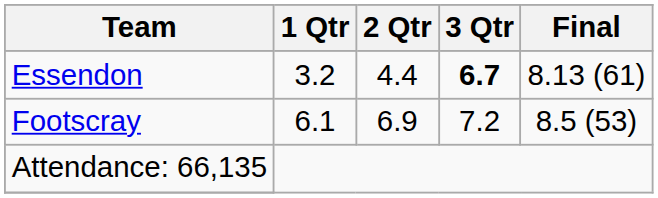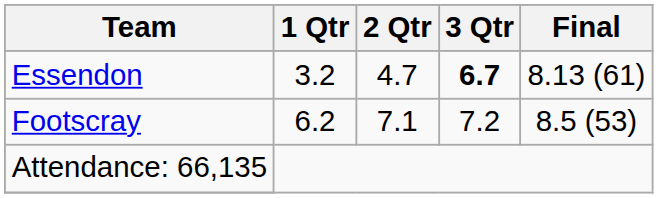(397, 74) 4.4 -> (397, 74) 4.7
(315, 121) 6.1 -> (315, 121) 6.2
(397, 121) 6.9 -> (397, 121) 7.1
